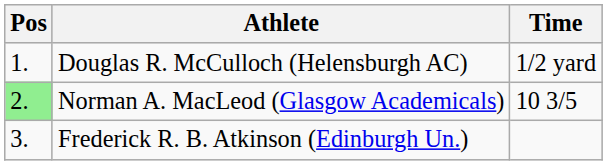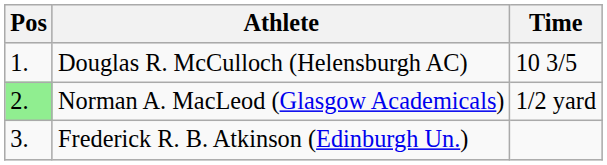(556, 62) 1/2 yard -> (546, 62) 10 3/5
(546, 100) 10 3/5 -> (556, 100) 1/2 yard
